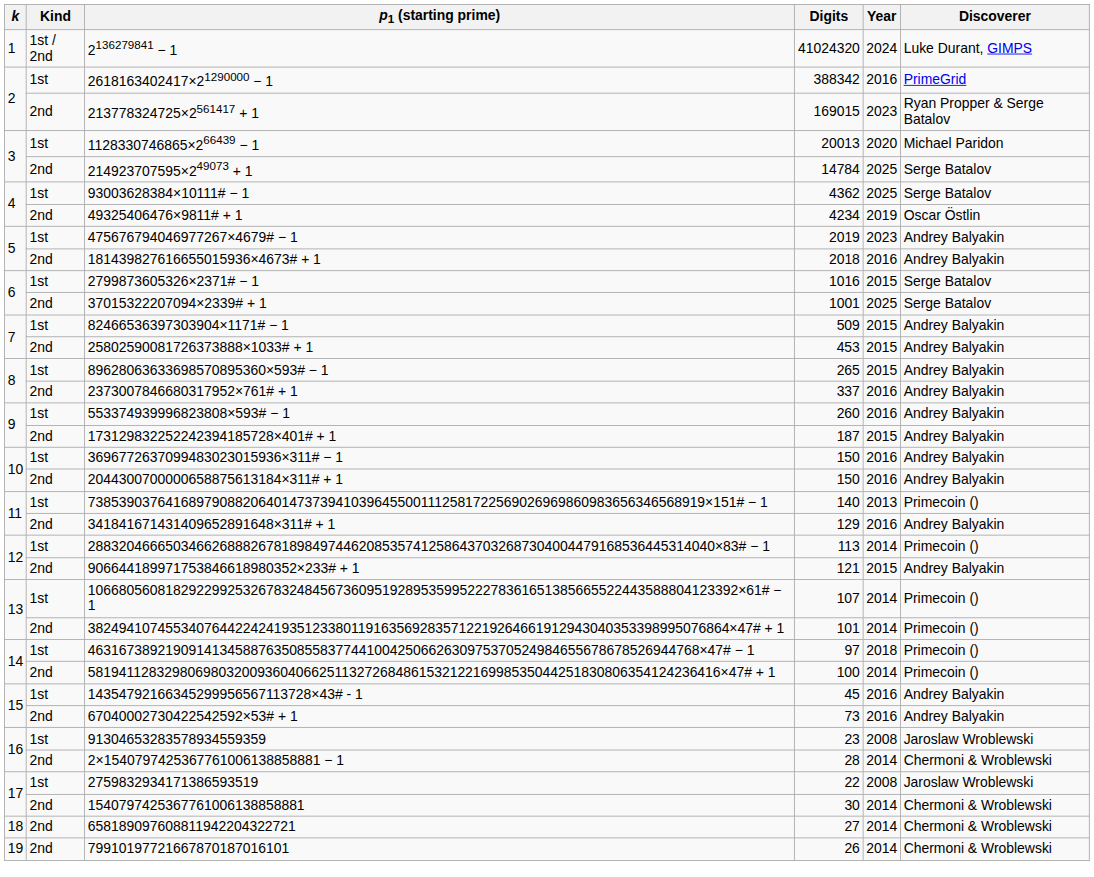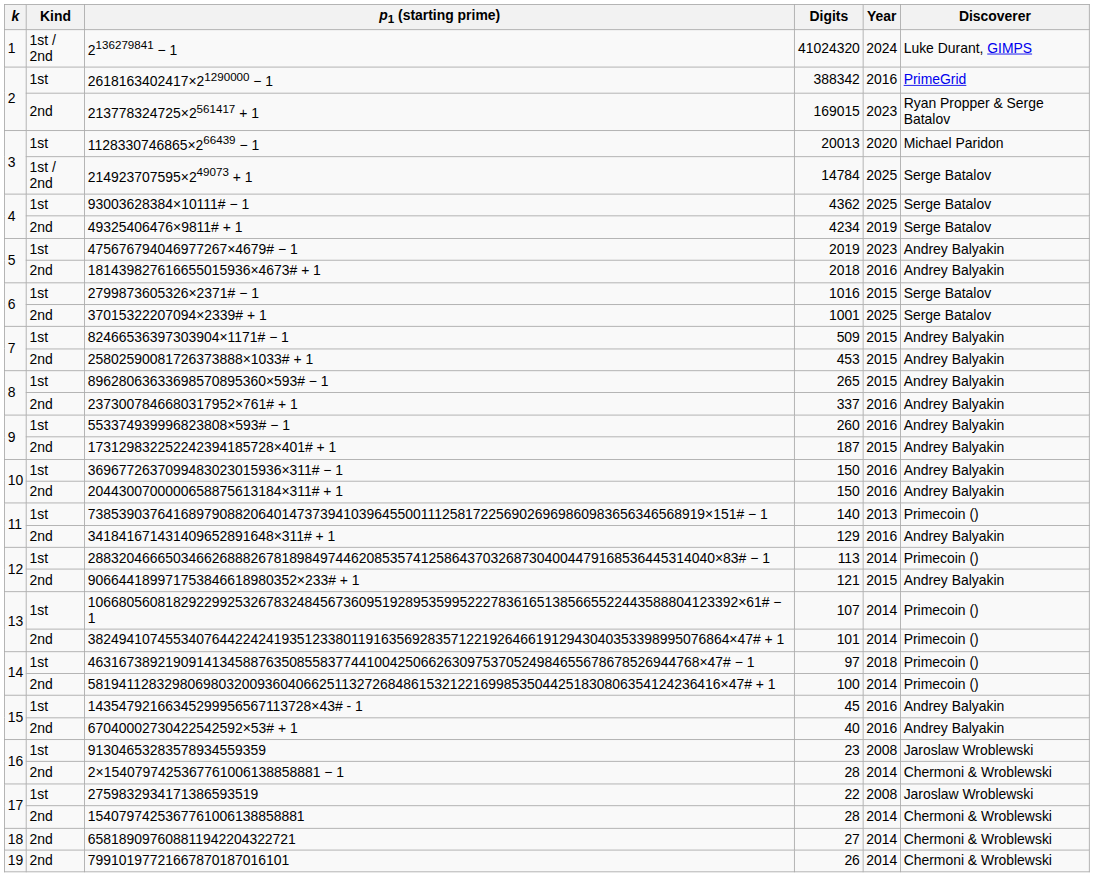(41, 169) 2nd -> (43, 175) 1st / 2nd
(942, 215) Oscar Östlin -> (947, 227) Serge Batalov
(852, 716) 73 -> (852, 728) 40
(852, 805) 30 -> (852, 816) 28
